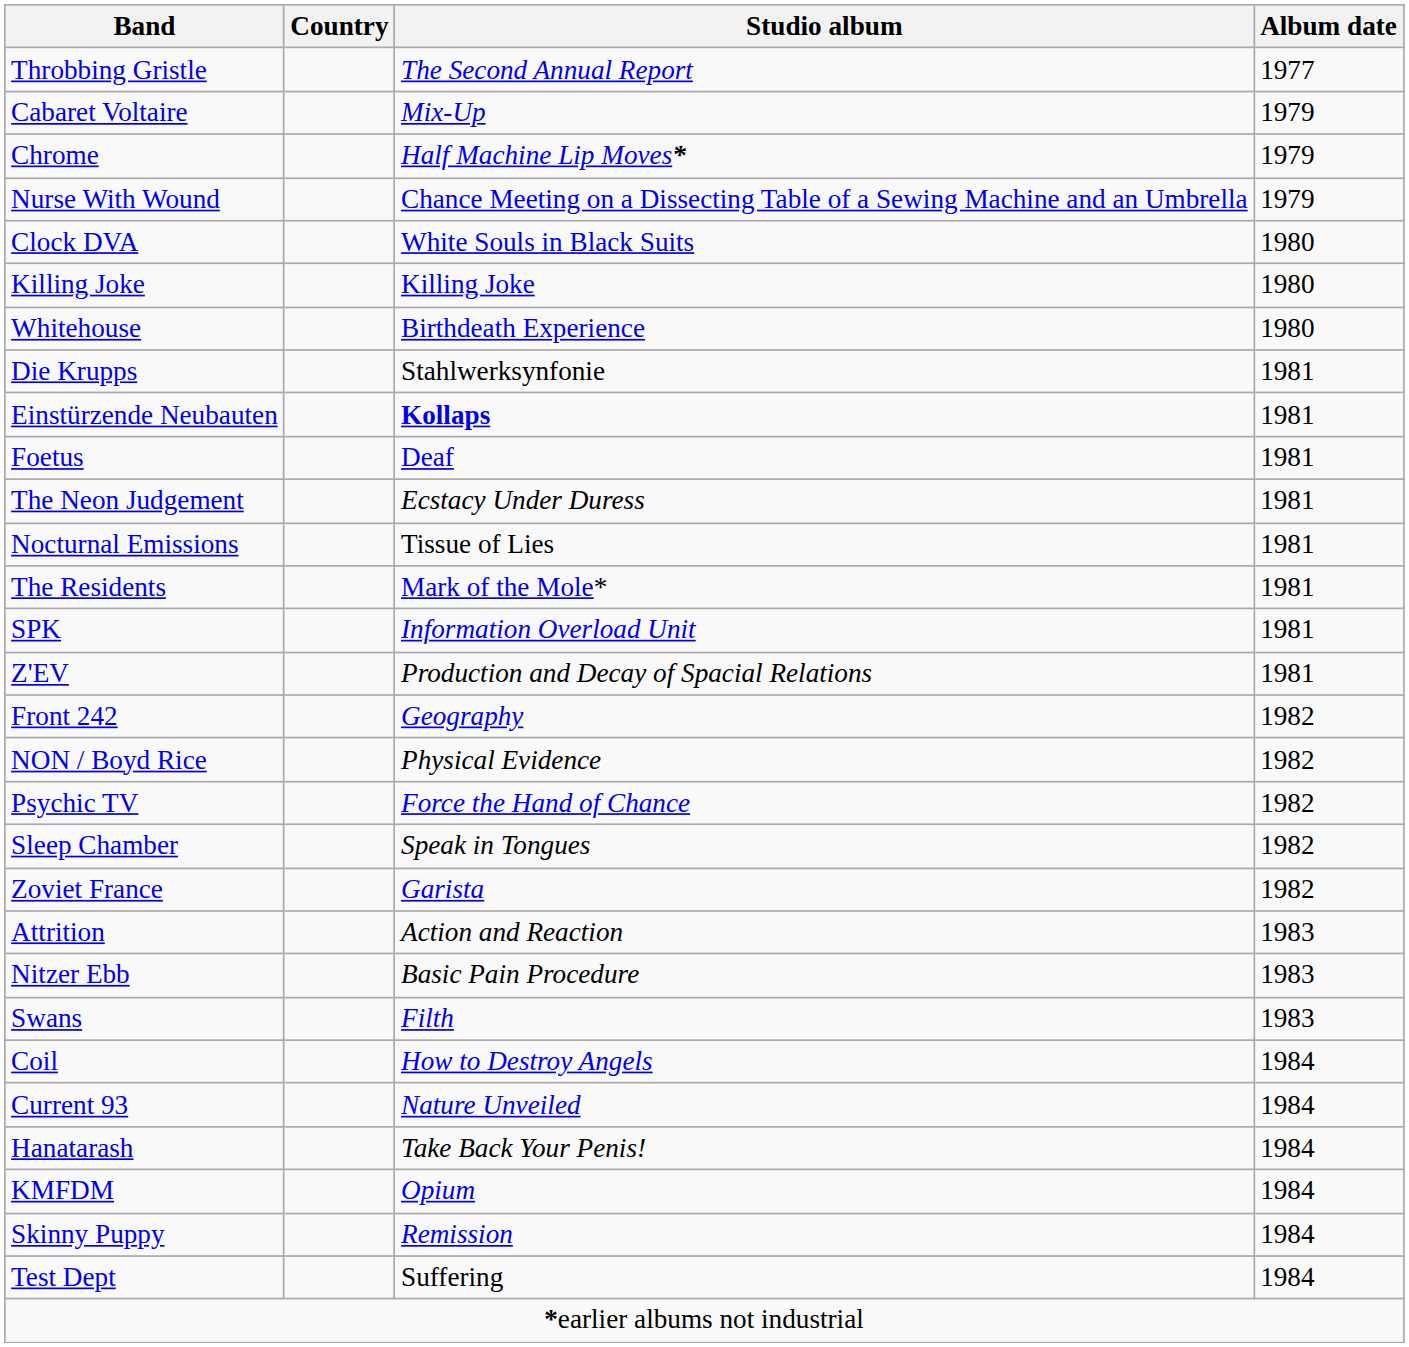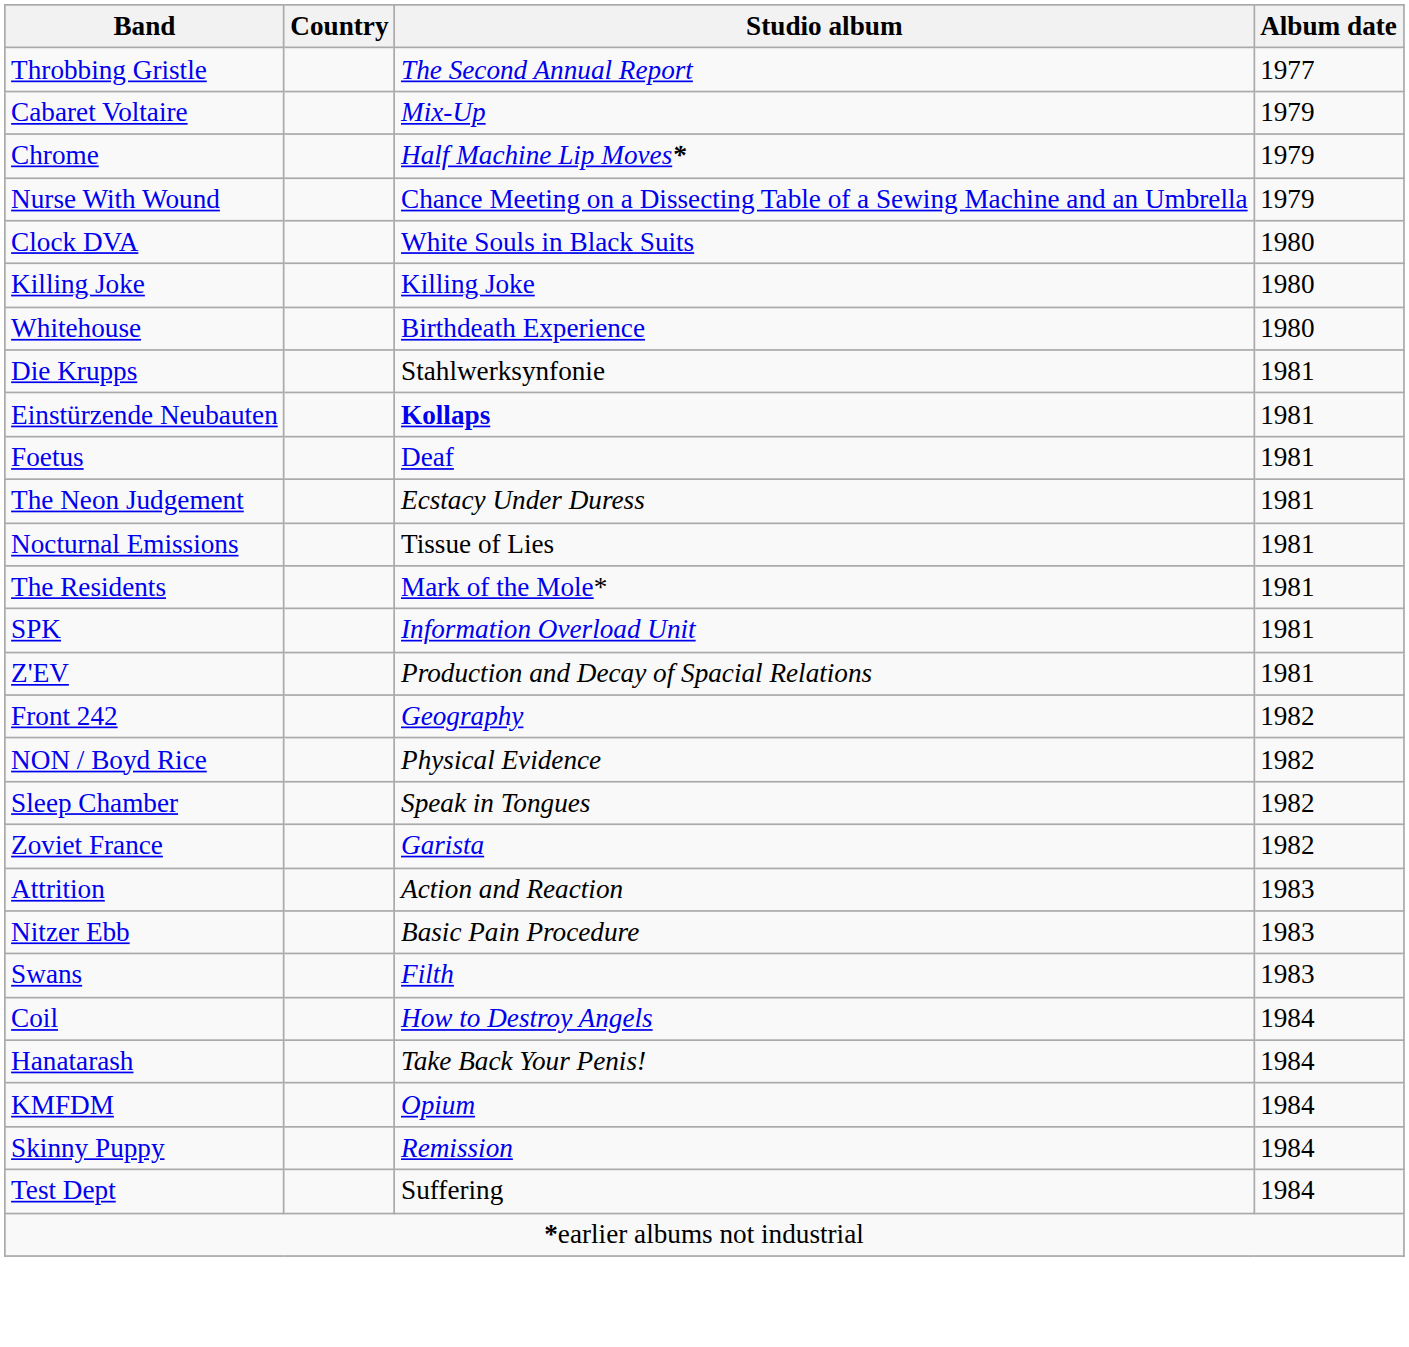- row: (75, 802)
- row: (70, 1104)
